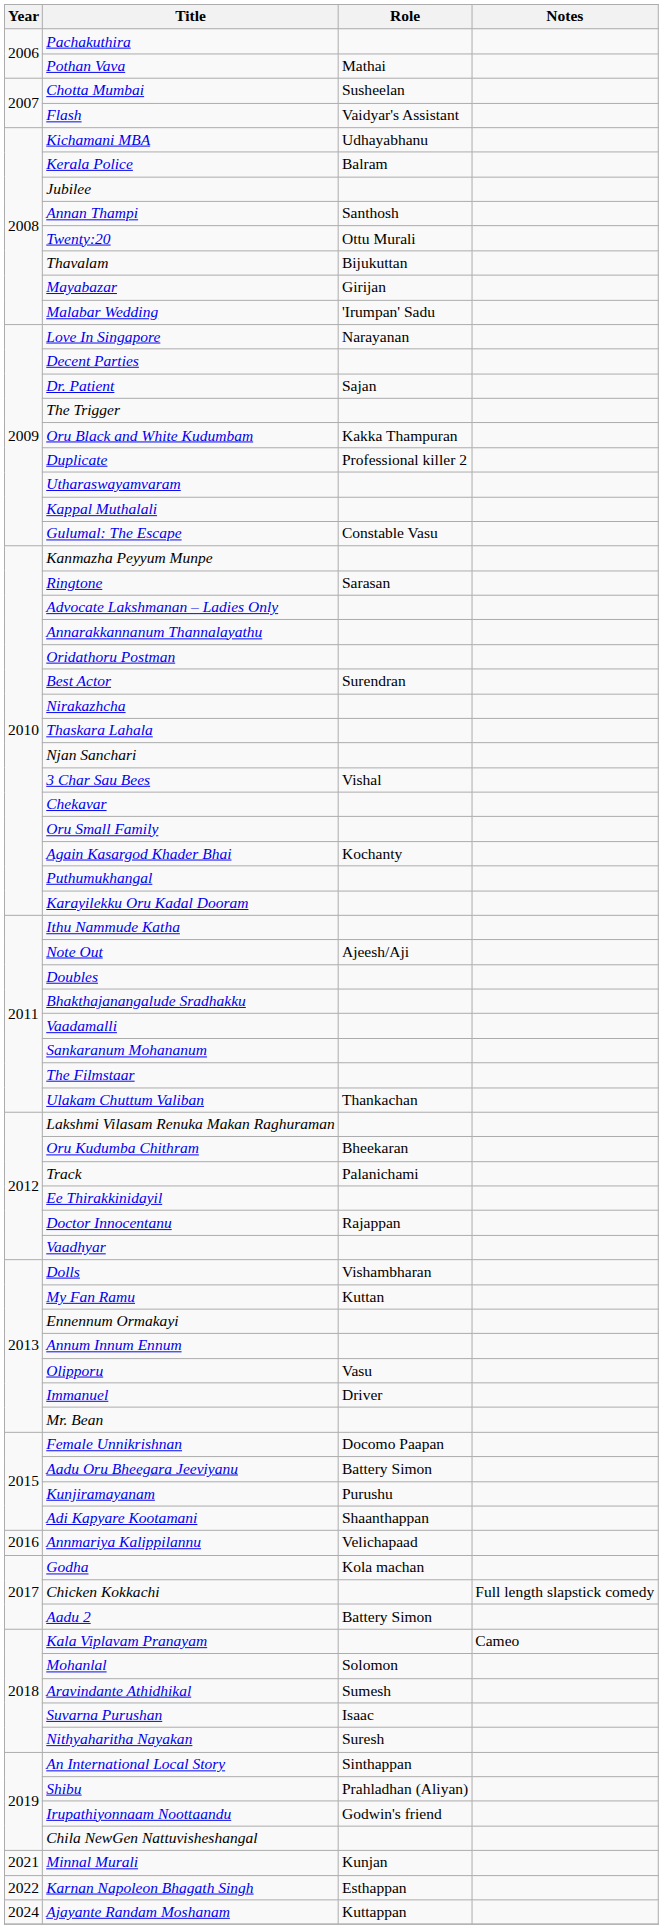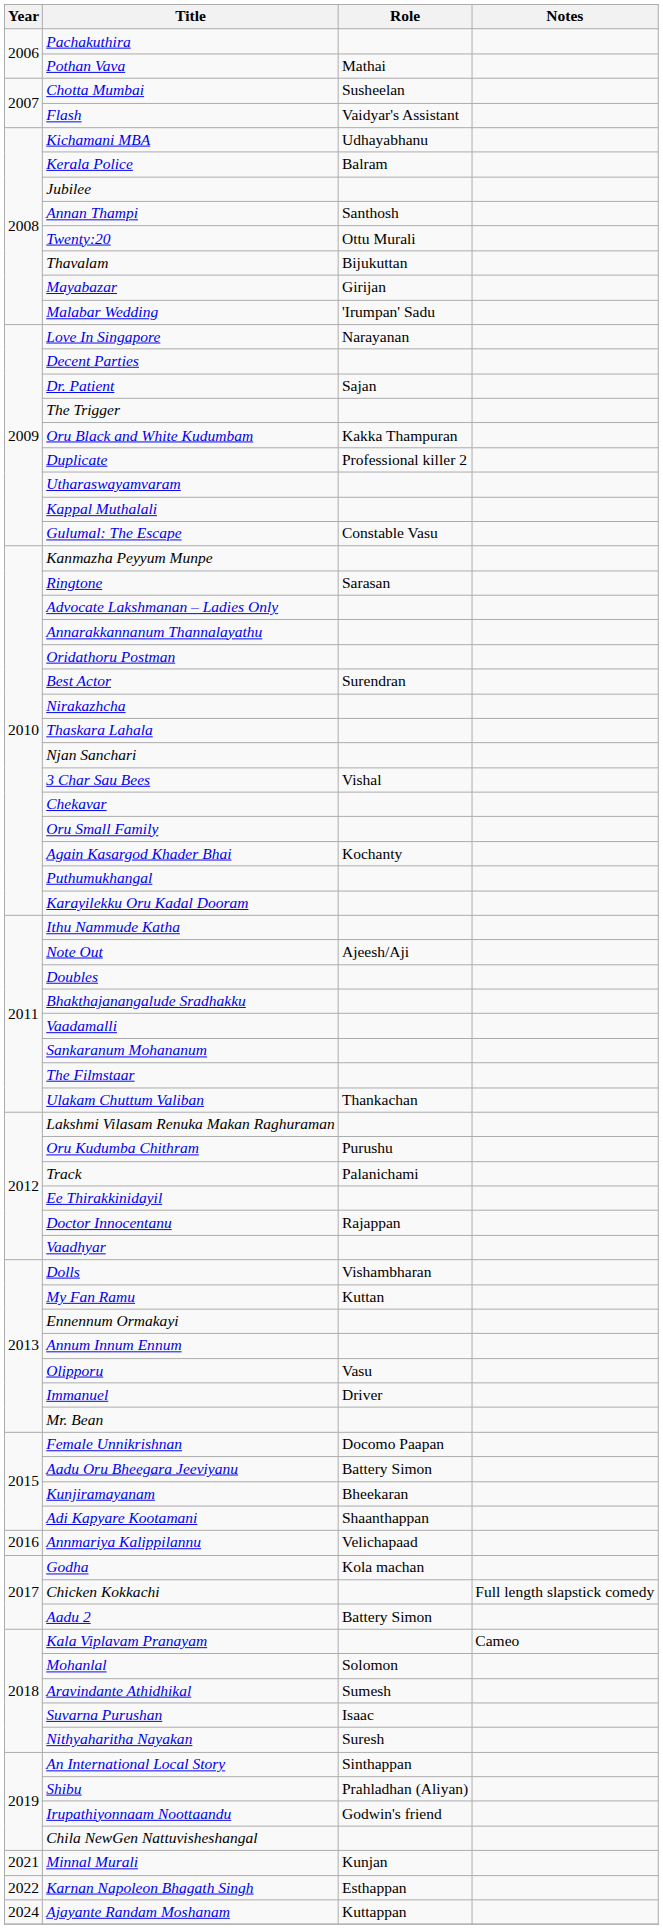(375, 1149) Bheekaran -> (367, 1149) Purushu
(367, 1493) Purushu -> (375, 1493) Bheekaran
